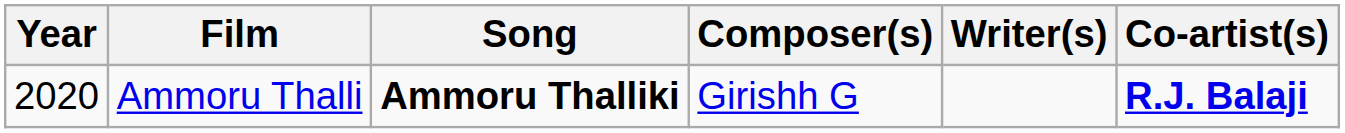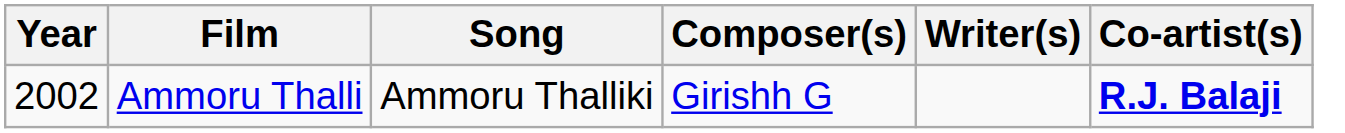(57, 95) 2020 -> (57, 95) 2002
(530, 95) bold -> (517, 95) normal
